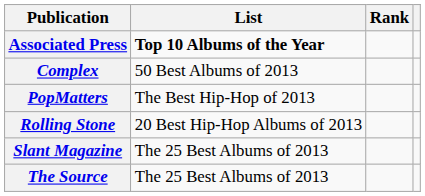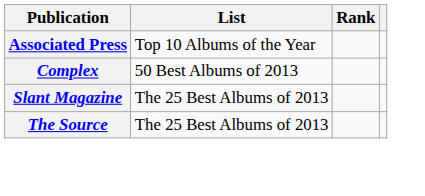(230, 44) bold -> (225, 44) normal
- row: (68, 97)
- row: (68, 124)
